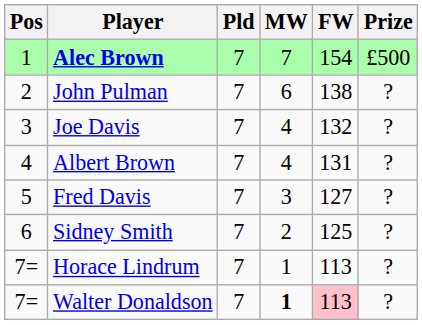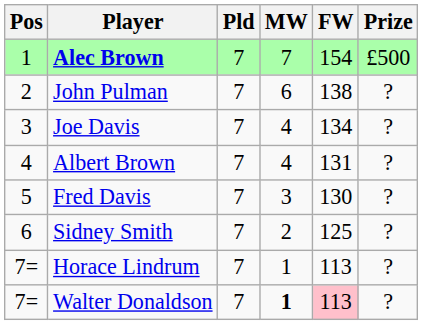(336, 127) 132 -> (336, 127) 134
(336, 197) 127 -> (336, 197) 130
